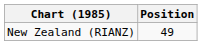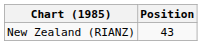(167, 32) 49 -> (167, 32) 43
